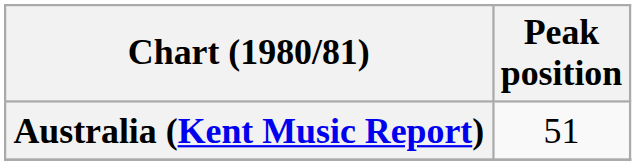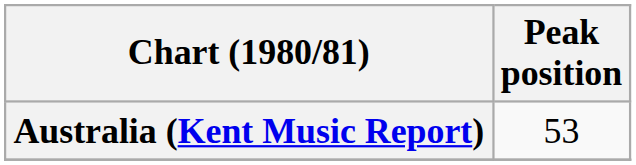(561, 130) 51 -> (561, 130) 53
